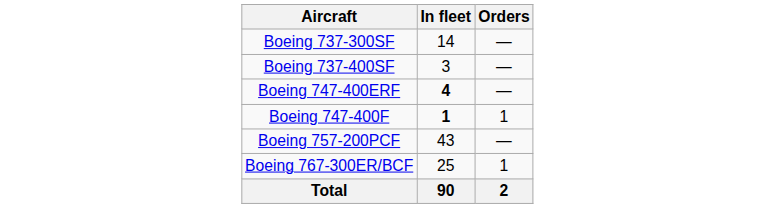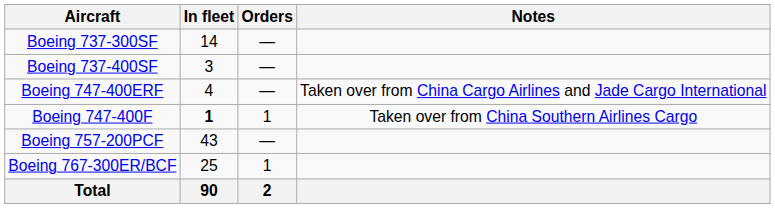+ column: (533, 16)
(446, 91) bold -> (209, 91) normal
